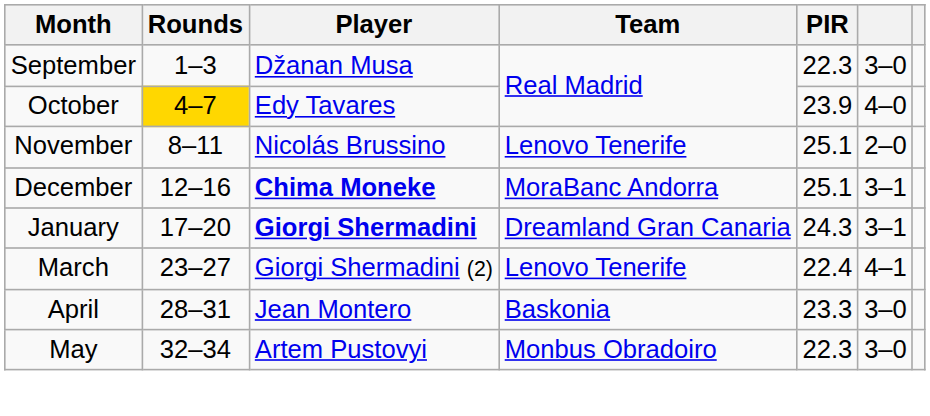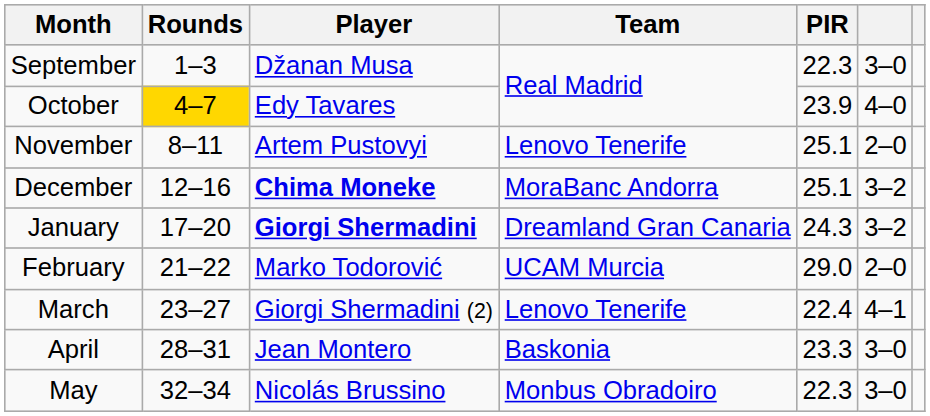(350, 146) Nicolás Brussino -> (341, 146) Artem Pustovyi
(885, 187) 3–1 -> (885, 187) 3–2
(885, 227) 3–1 -> (885, 227) 3–2
+ row: (73, 268)
(341, 349) Artem Pustovyi -> (350, 390) Nicolás Brussino
